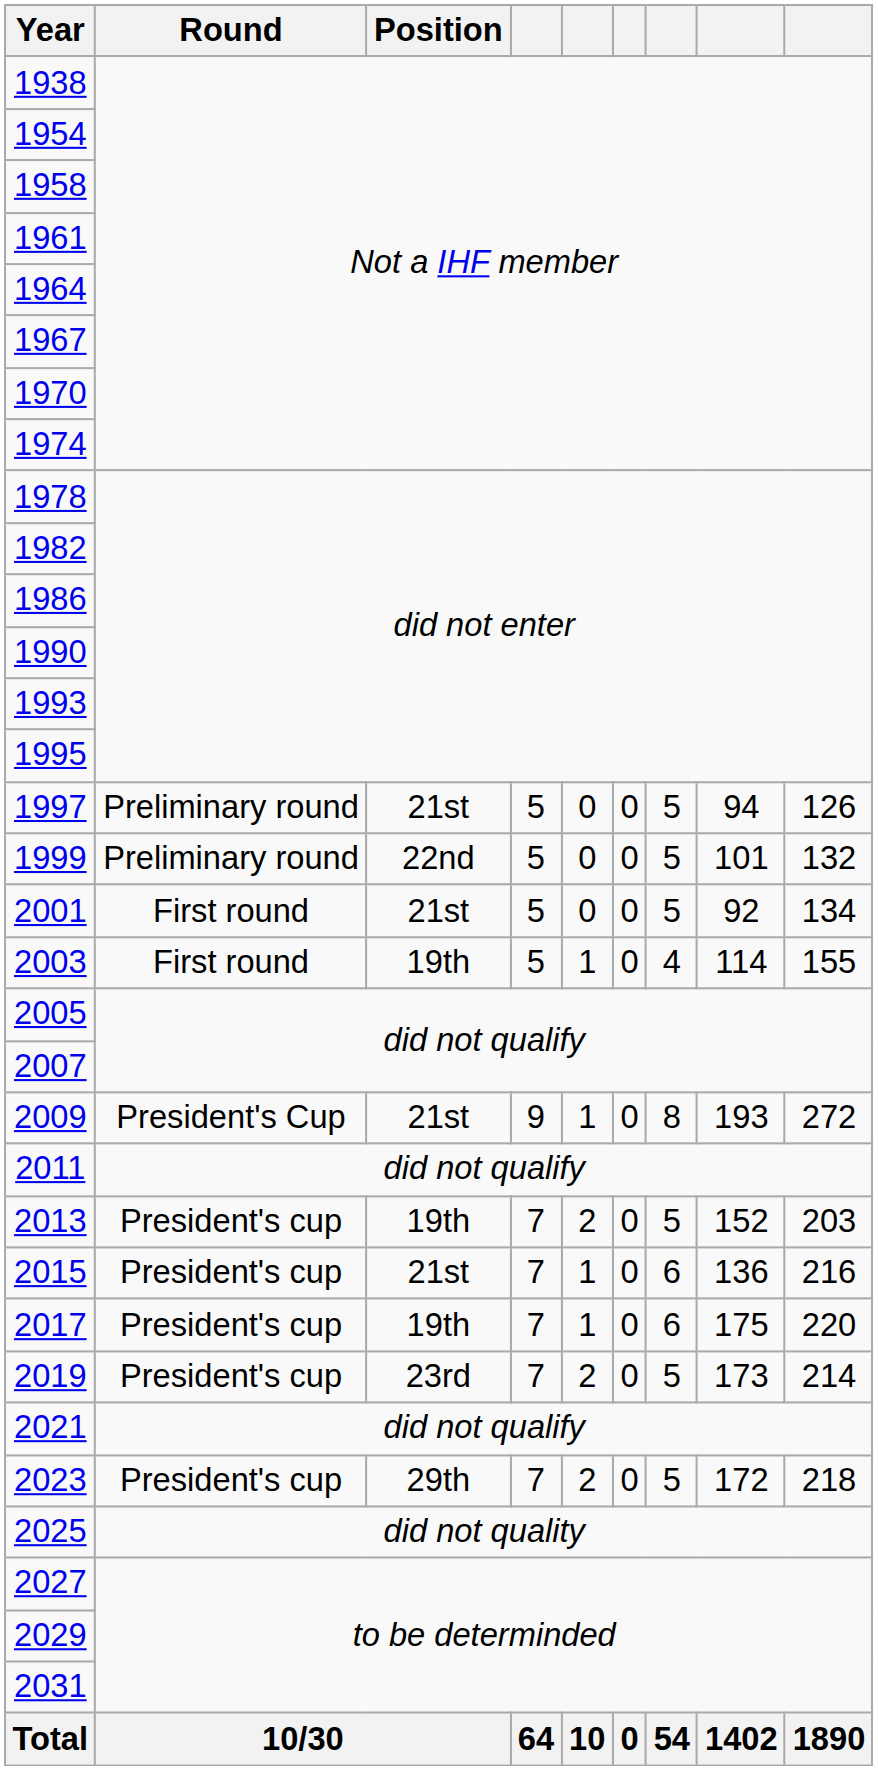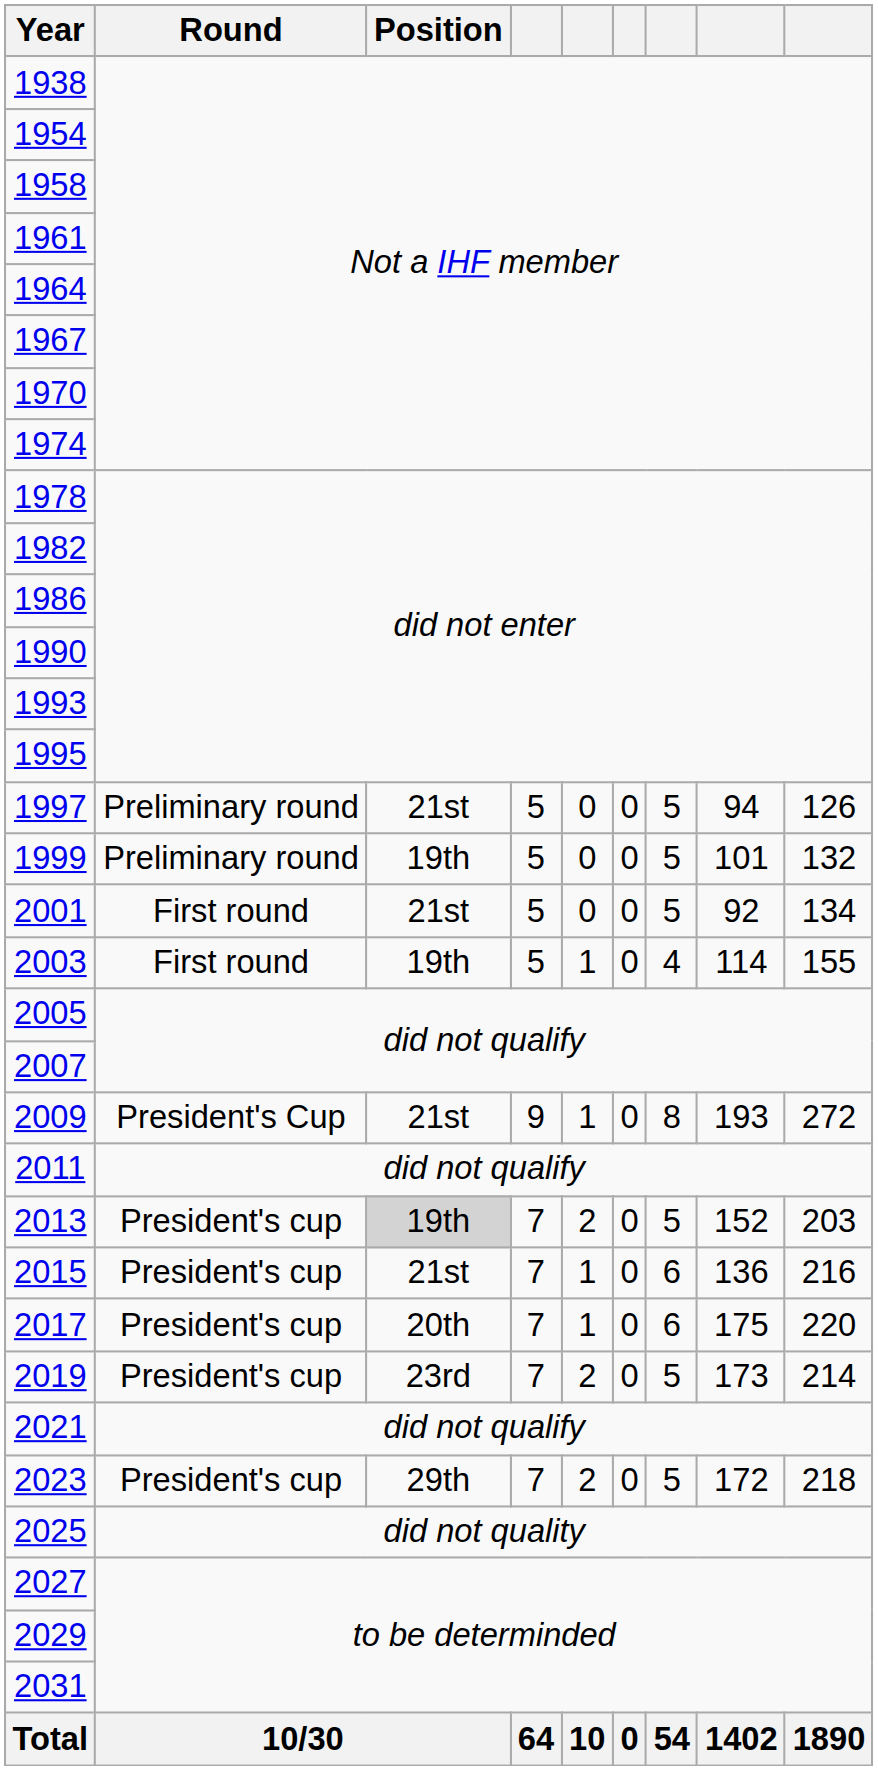(438, 858) 22nd -> (438, 858) 19th
(438, 1220) no background -> (438, 1220) lightgrey background
(438, 1324) 19th -> (438, 1324) 20th
